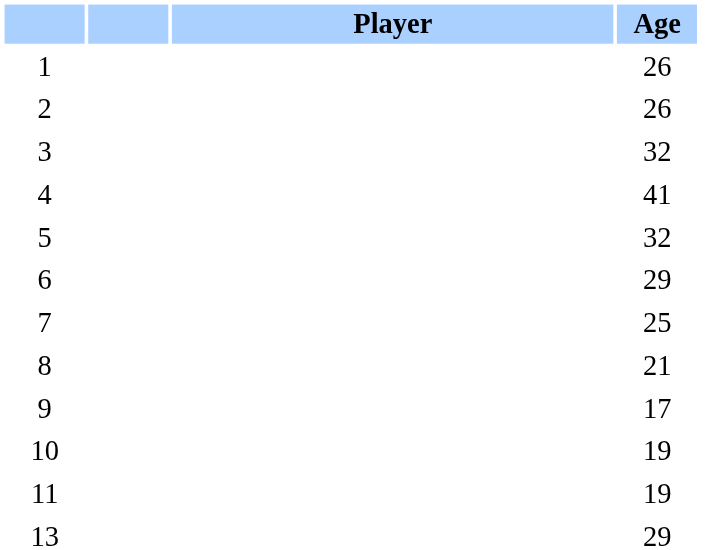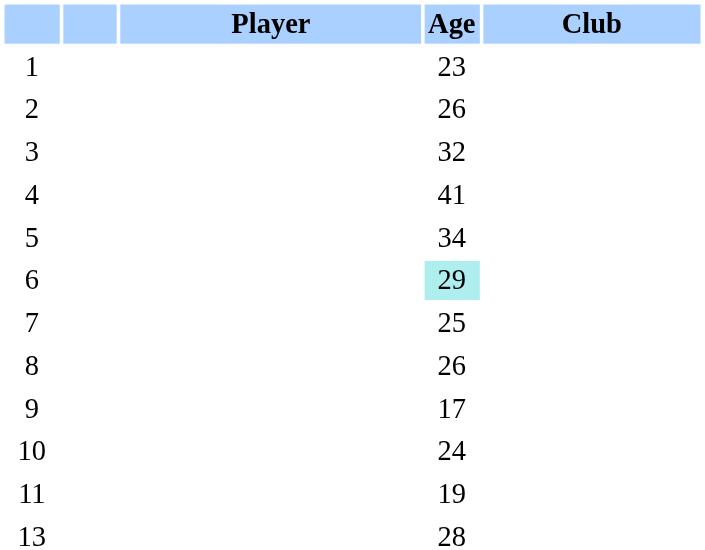+ column: (592, 23)
(657, 66) 26 -> (452, 66) 23
(657, 237) 32 -> (452, 237) 34
(657, 280) no background -> (452, 280) paleturquoise background
(657, 365) 21 -> (452, 365) 26
(657, 450) 19 -> (452, 450) 24
(657, 536) 29 -> (452, 536) 28
